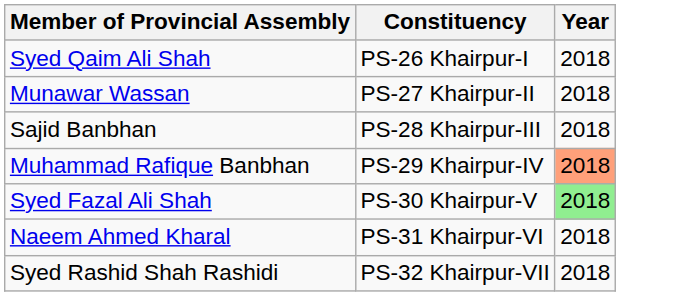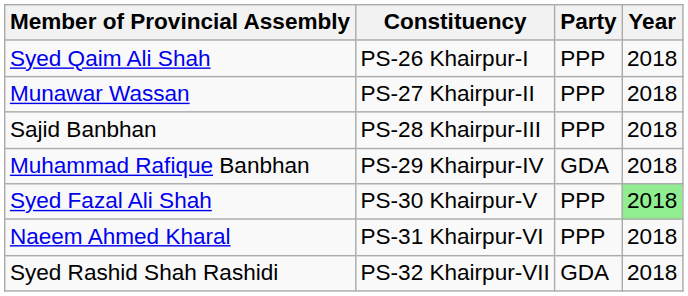+ column: (588, 22)
(585, 165) lightsalmon background -> (652, 165) no background
